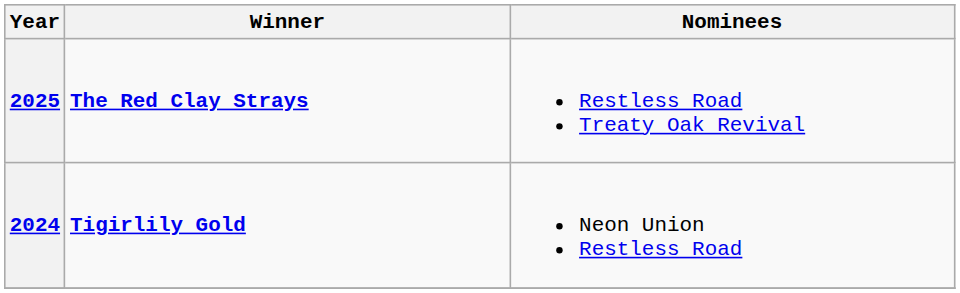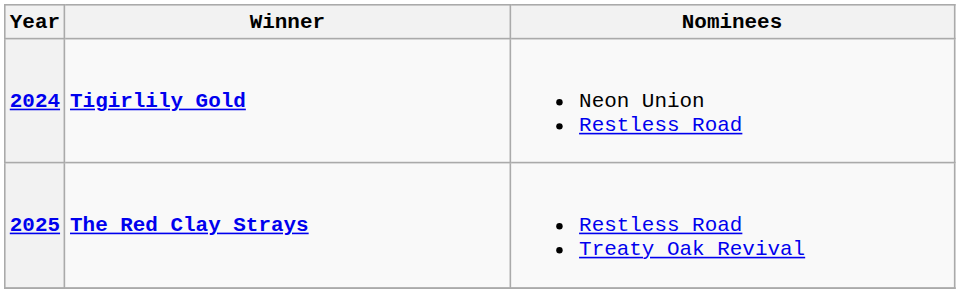rows swapped: (35, 101) <-> (35, 225)
